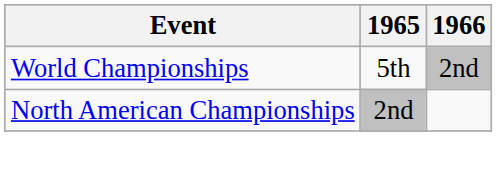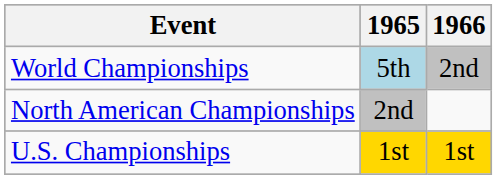(394, 67) no background -> (394, 67) lightblue background
+ row: (121, 151)
